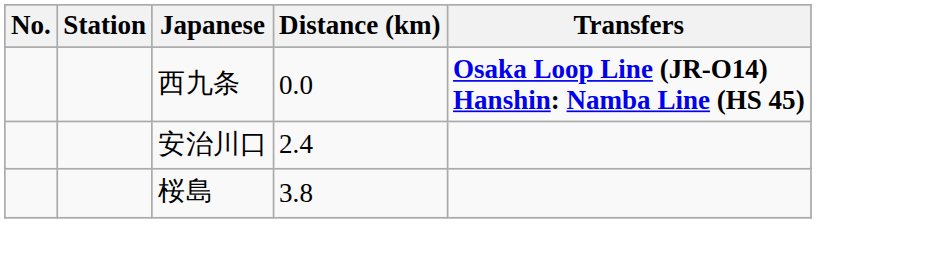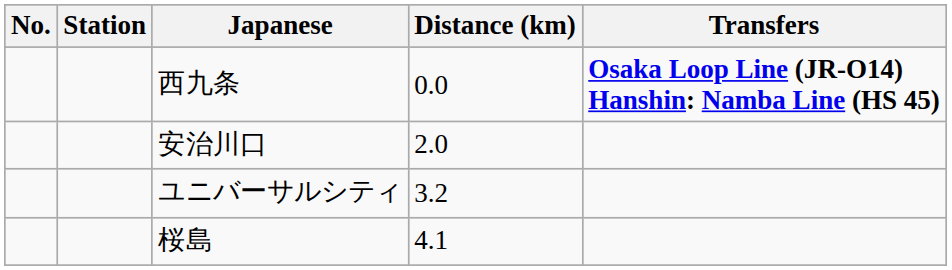(296, 144) 2.4 -> (431, 144) 2.0
+ row: (280, 191)
(296, 192) 3.8 -> (431, 240) 4.1
